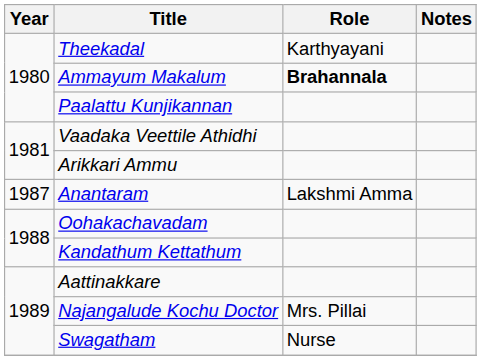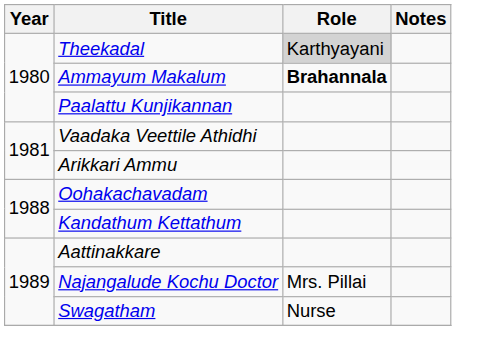(335, 48) no background -> (335, 48) lightgrey background
- row: (103, 194)
